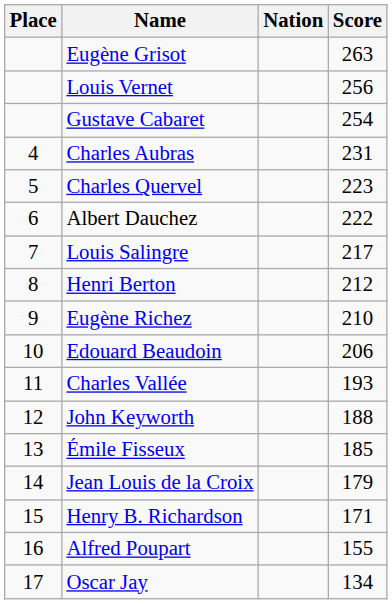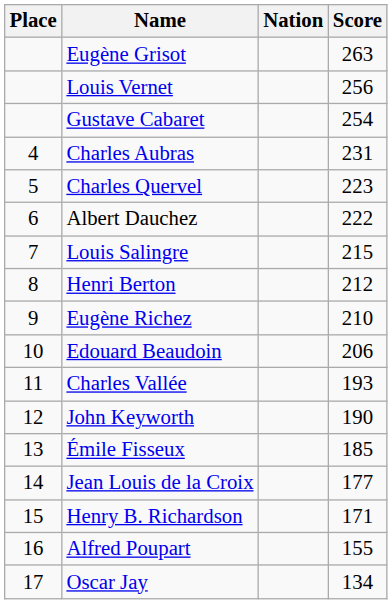(357, 251) 217 -> (357, 251) 215
(357, 416) 188 -> (357, 416) 190
(357, 482) 179 -> (357, 482) 177
